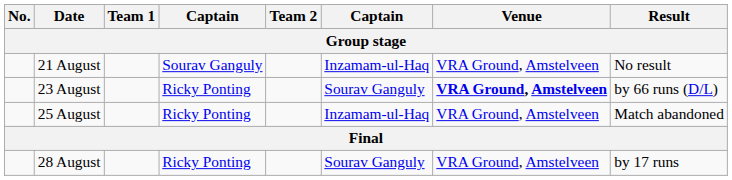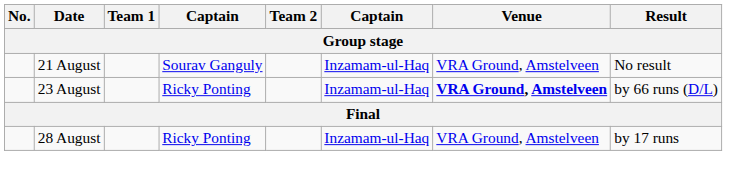(374, 89) Sourav Ganguly -> (377, 89) Inzamam-ul-Haq
- row: (69, 114)
(374, 162) Sourav Ganguly -> (377, 138) Inzamam-ul-Haq
